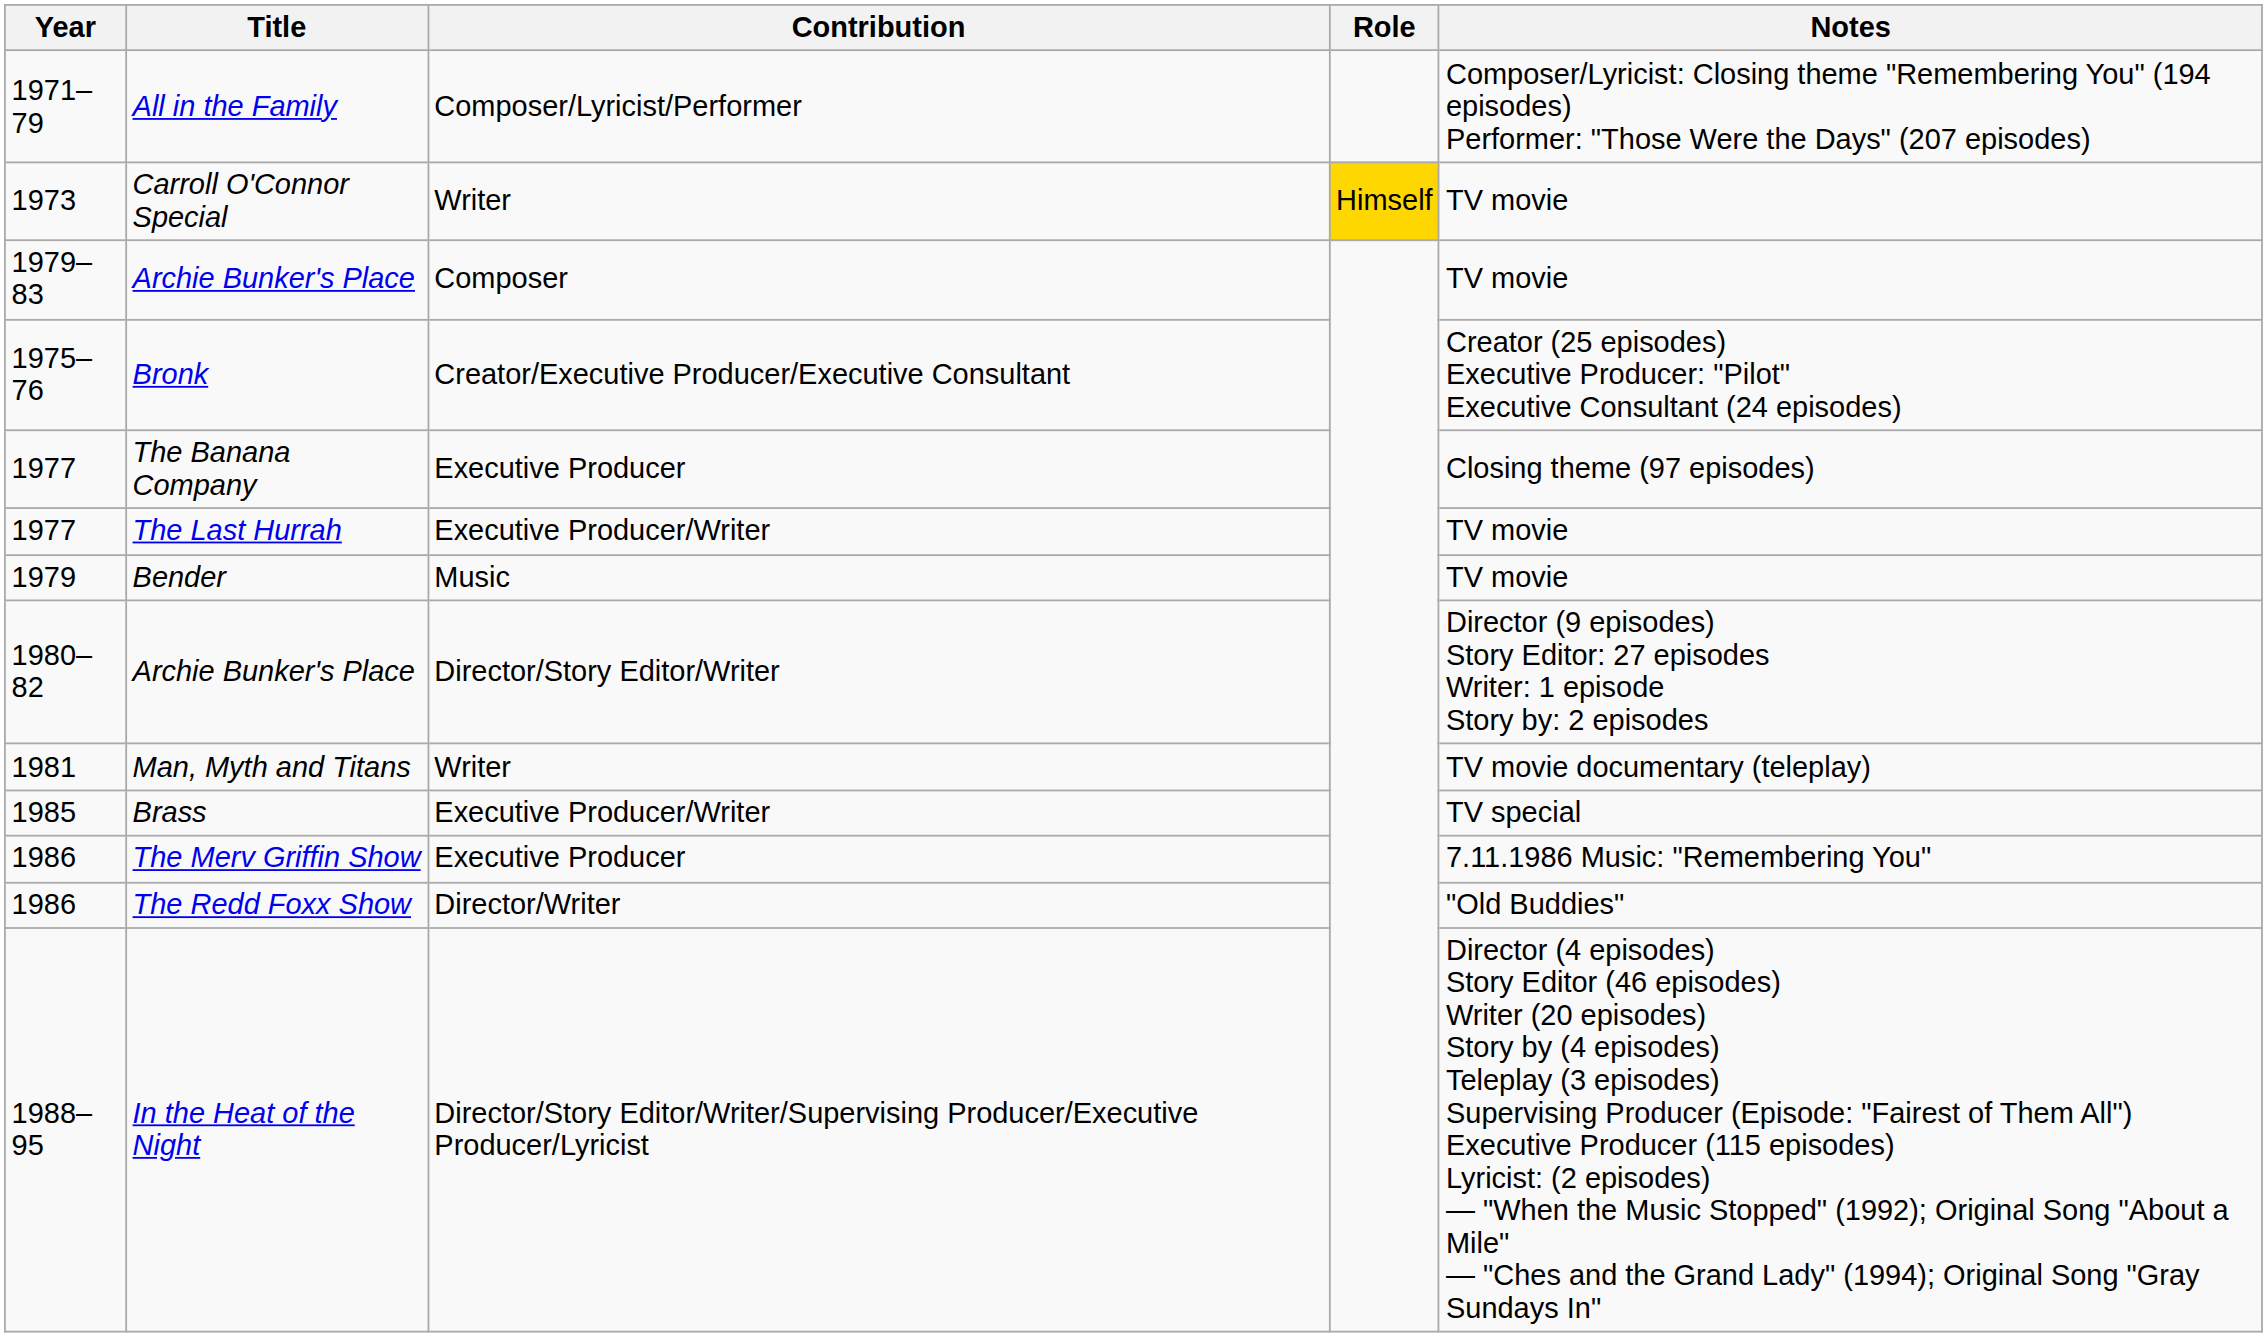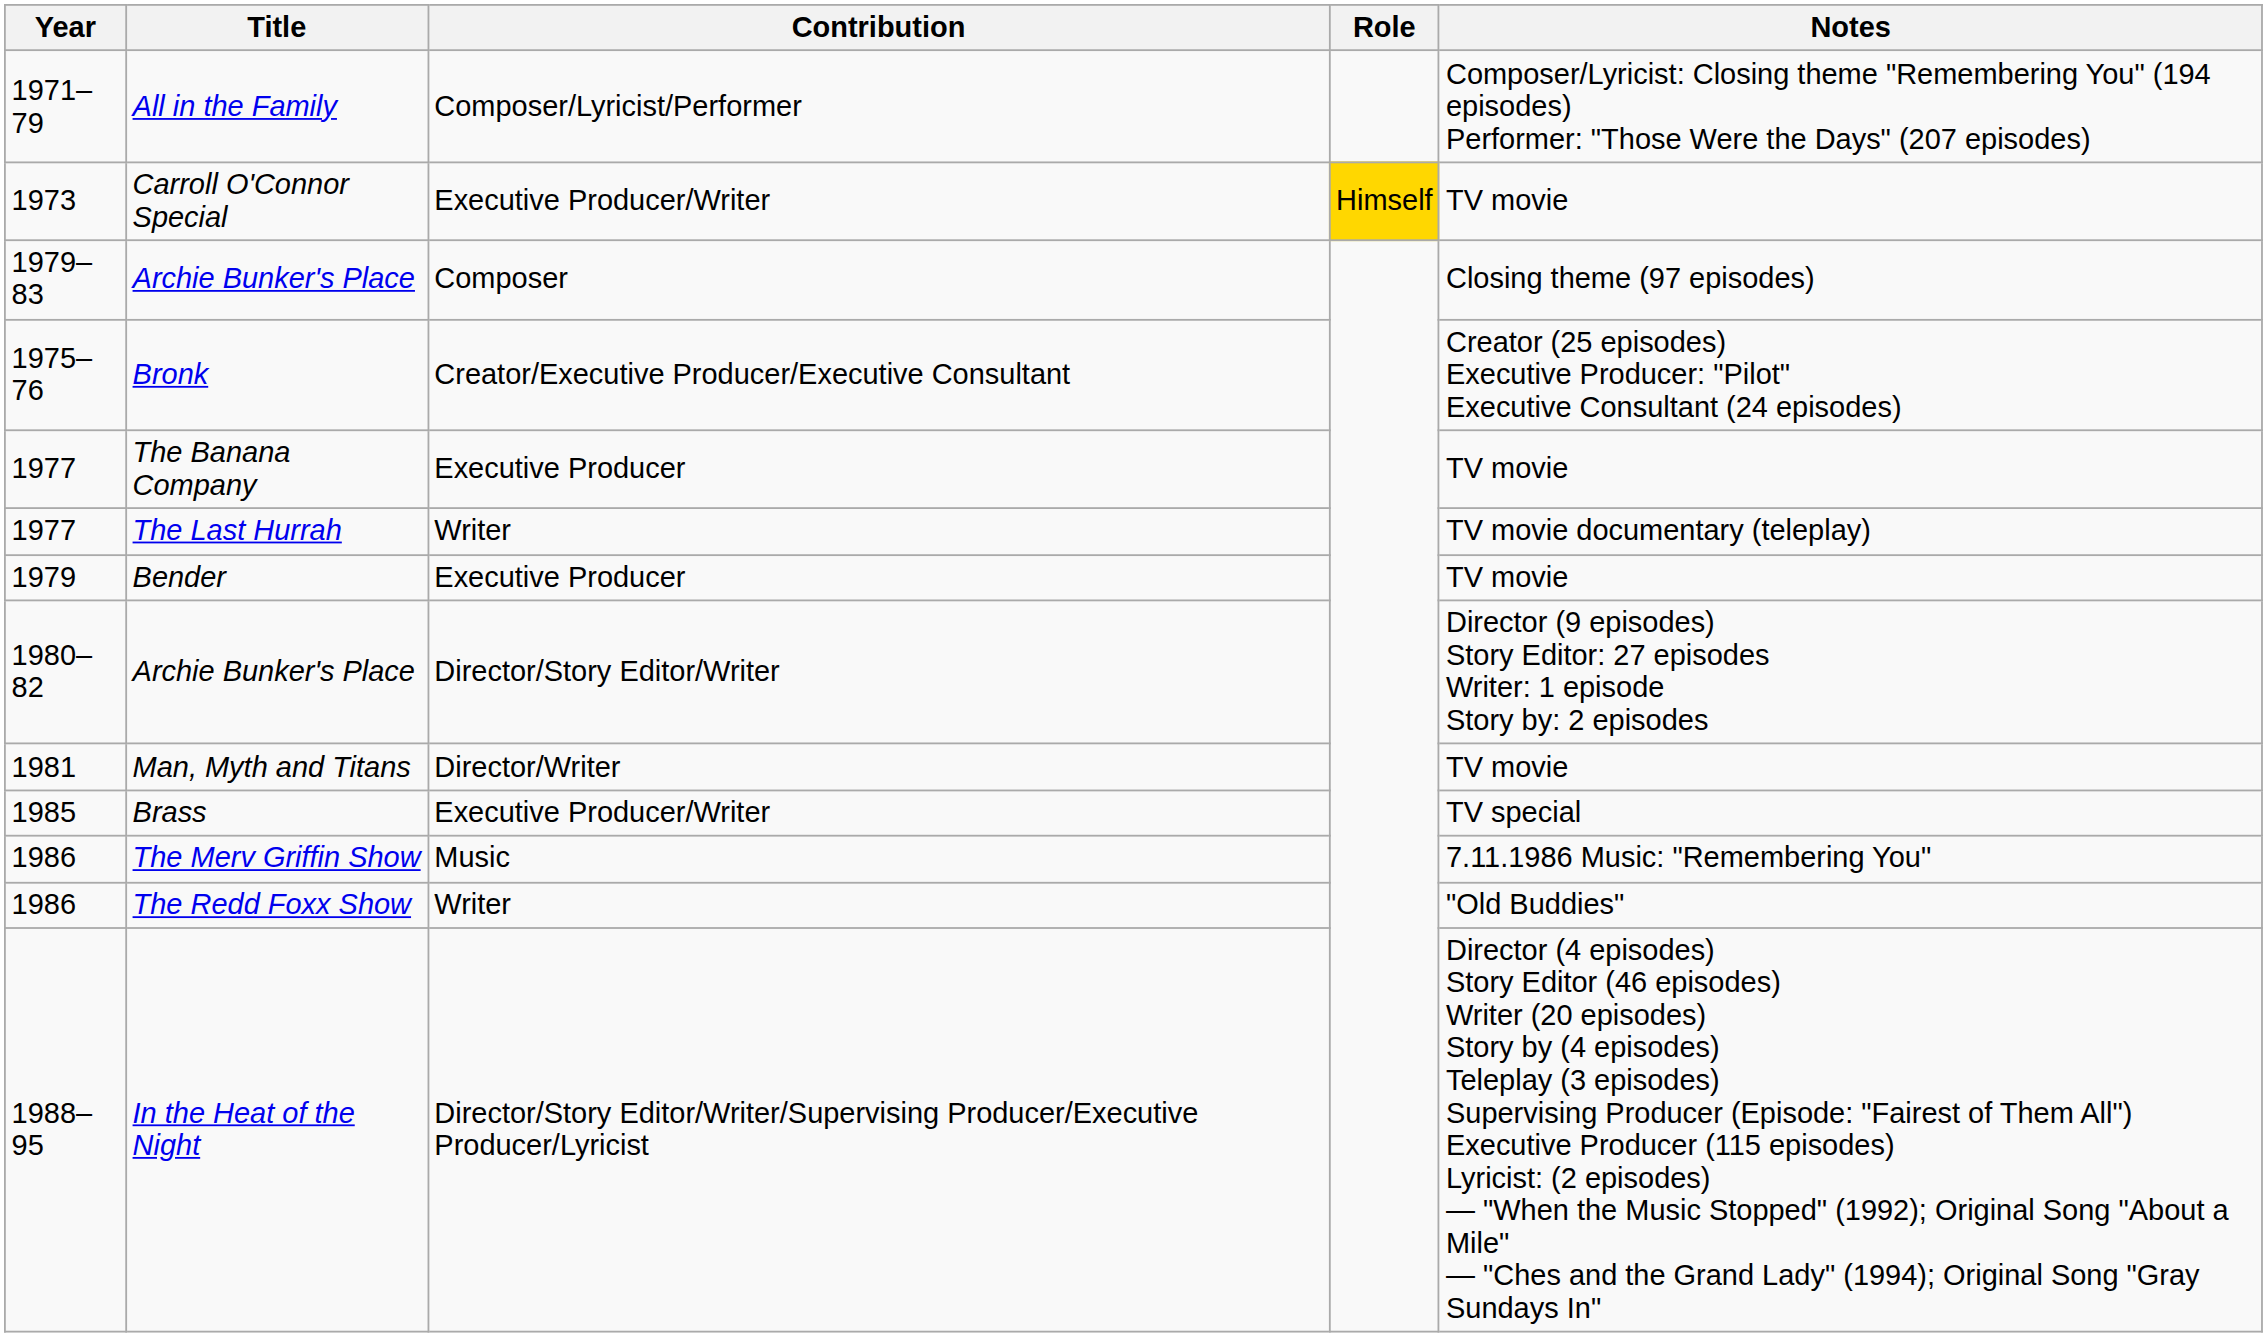(473, 200) Writer -> (602, 200) Executive Producer/Writer
(1507, 279) TV movie -> (1630, 279) Closing theme (97 episodes)
(1630, 468) Closing theme (97 episodes) -> (1507, 468) TV movie
(602, 531) Executive Producer/Writer -> (473, 531) Writer
(1507, 531) TV movie -> (1658, 531) TV movie documentary (teleplay)
(472, 577) Music -> (560, 577) Executive Producer
(473, 766) Writer -> (527, 766) Director/Writer
(1658, 766) TV movie documentary (teleplay) -> (1507, 766) TV movie
(560, 858) Executive Producer -> (472, 858) Music
(527, 904) Director/Writer -> (473, 904) Writer
